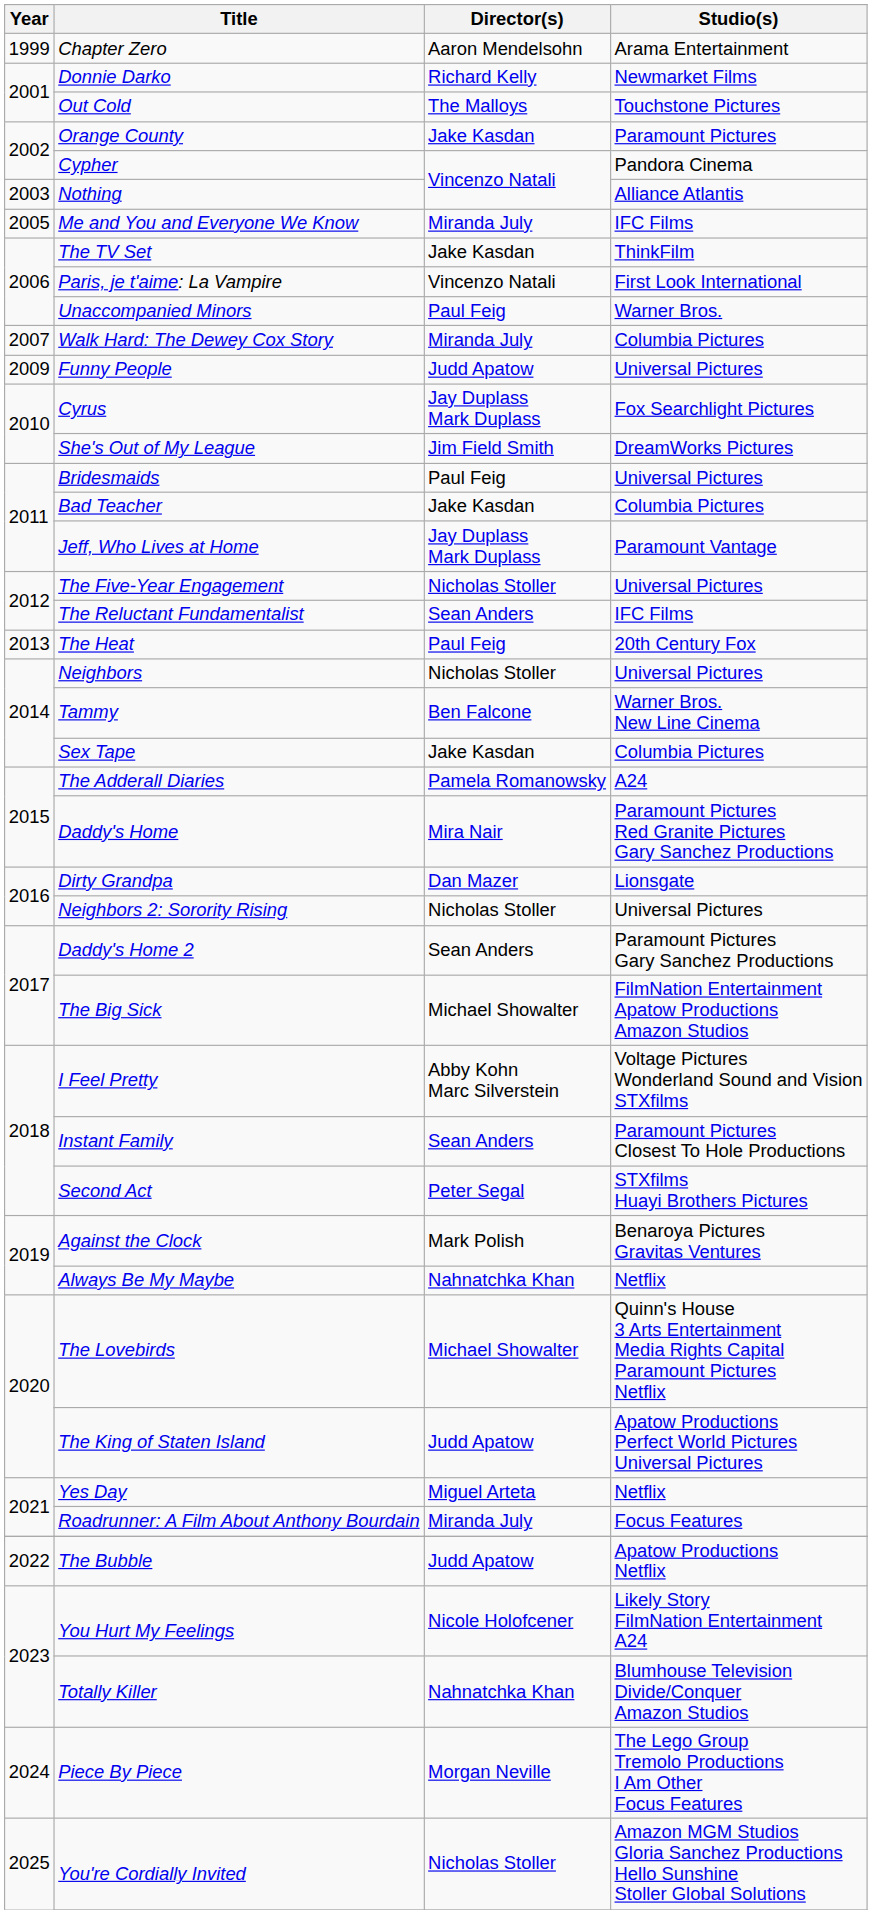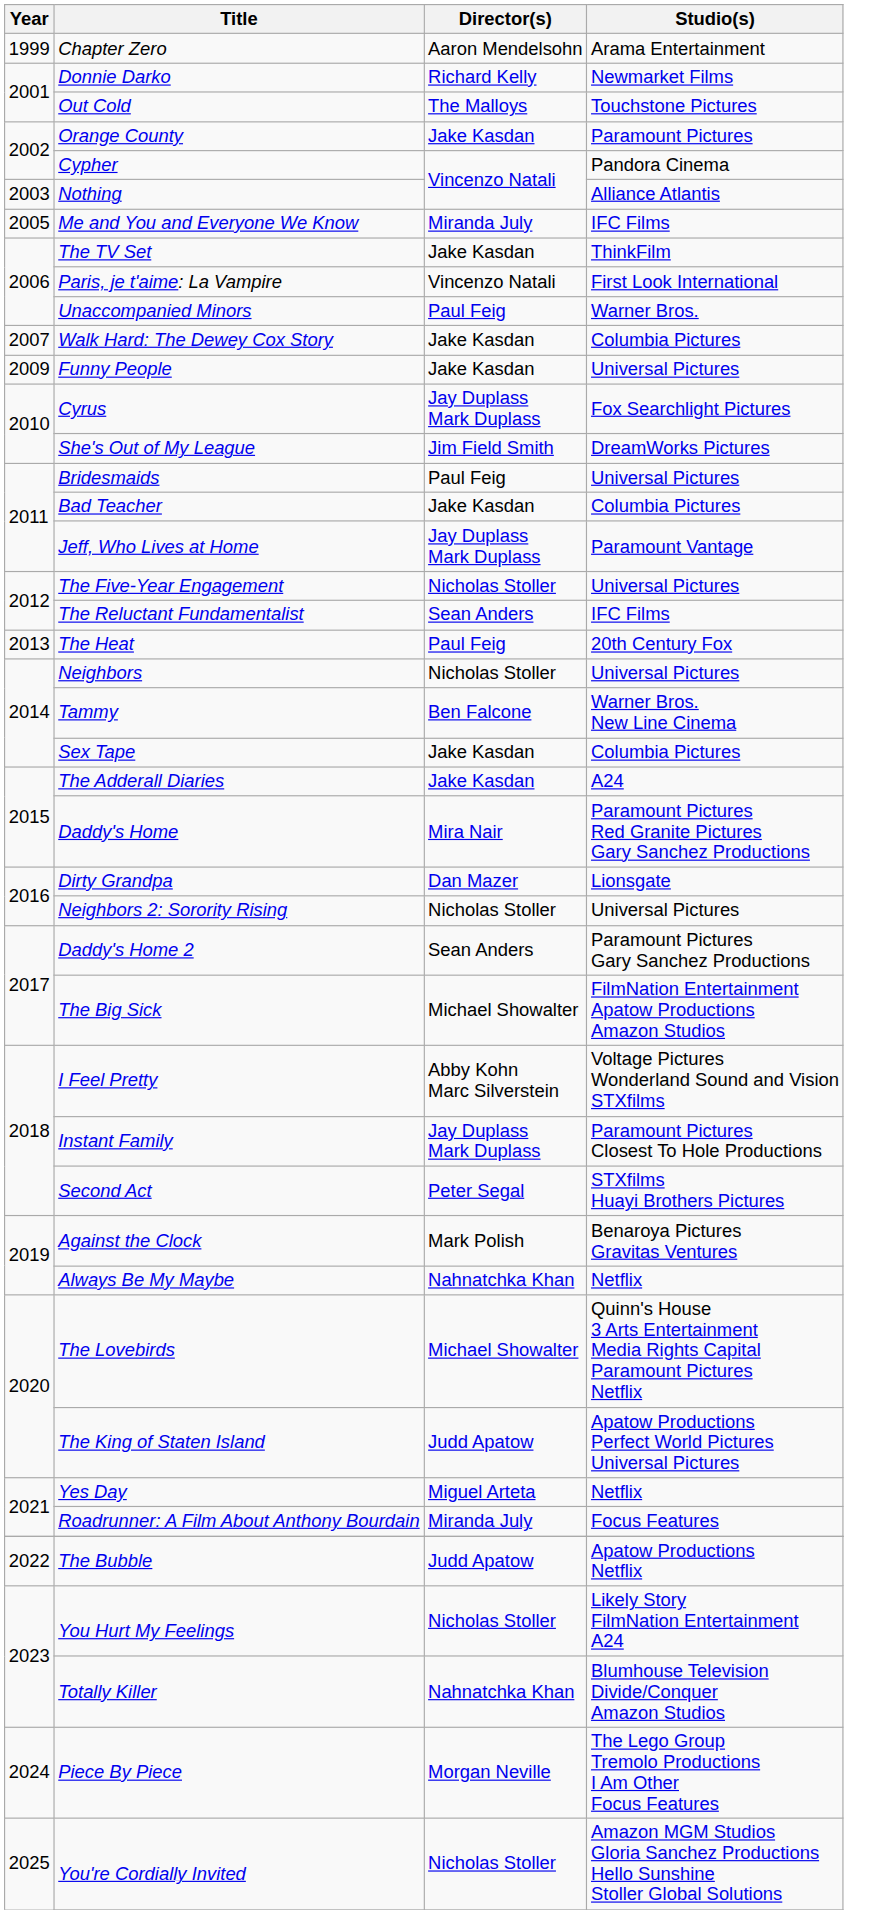(480, 340) Miranda July -> (481, 340) Jake Kasdan
(481, 369) Judd Apatow -> (481, 369) Jake Kasdan
(517, 781) Pamela Romanowsky -> (481, 781) Jake Kasdan
(481, 1141) Sean Anders -> (484, 1141) Jay Duplass Mark Duplass
(501, 1621) Nicole Holofcener -> (492, 1621) Nicholas Stoller
